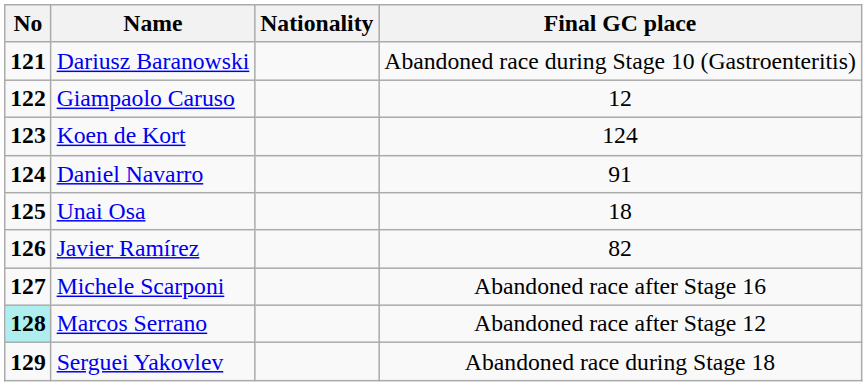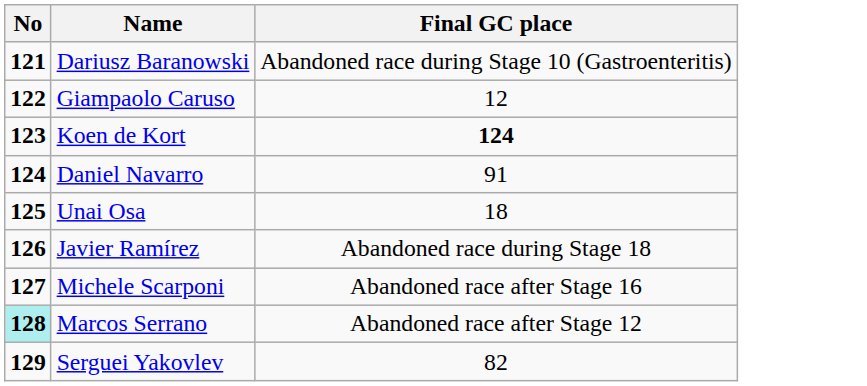- column: (317, 23)
(620, 135) normal -> (496, 135) bold
(620, 248) 82 -> (496, 248) Abandoned race during Stage 18
(620, 361) Abandoned race during Stage 18 -> (496, 361) 82
